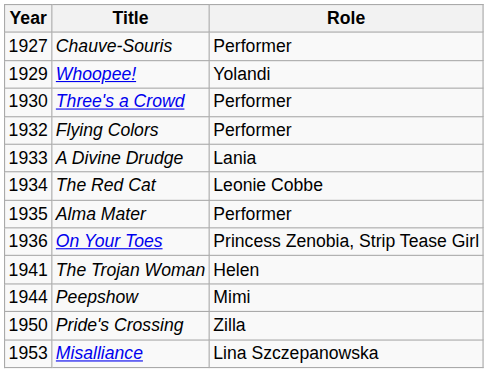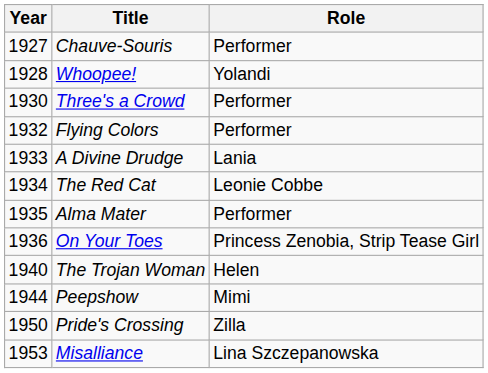(28, 74) 1929 -> (28, 74) 1928
(28, 269) 1941 -> (28, 269) 1940
